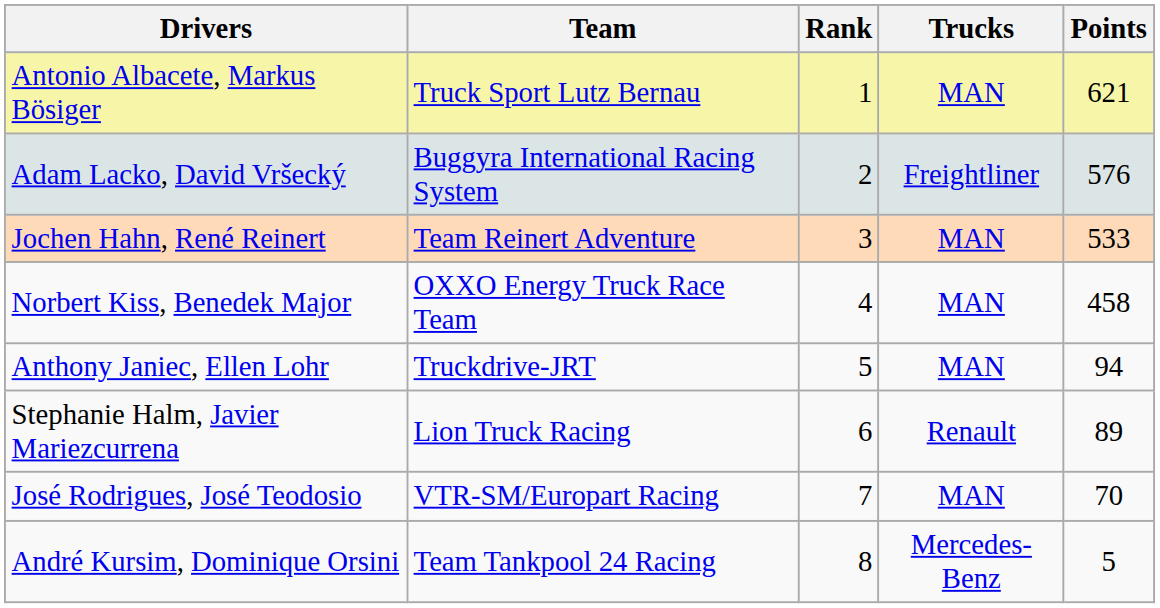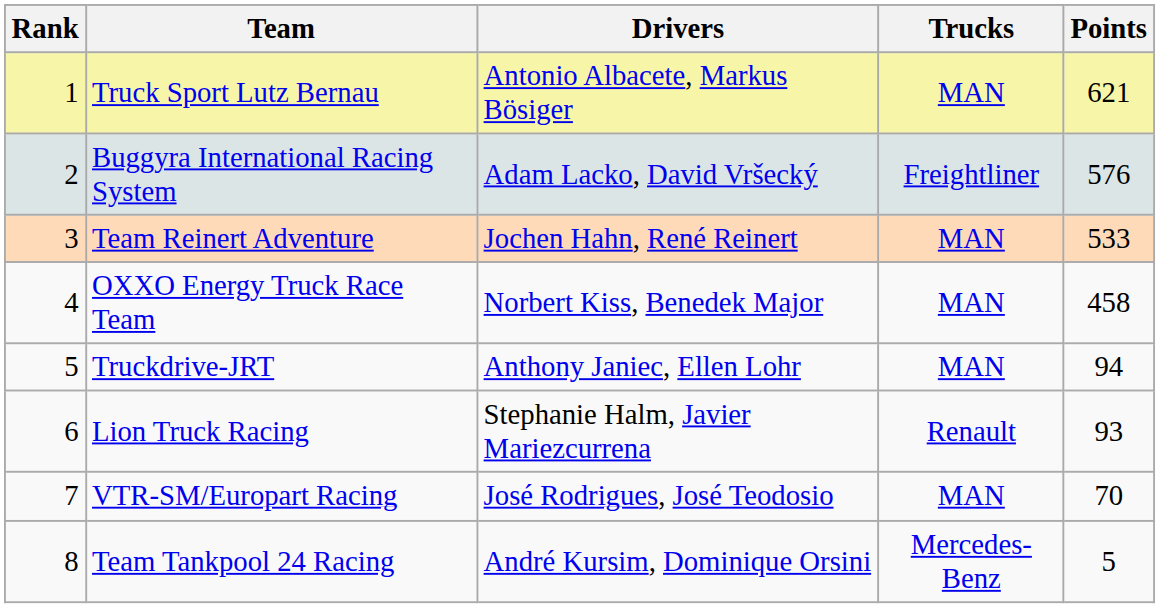columns swapped: (839, 28) <-> (206, 28)
(1109, 431) 89 -> (1109, 431) 93
